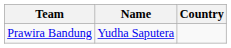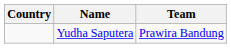columns swapped: (202, 14) <-> (50, 14)
